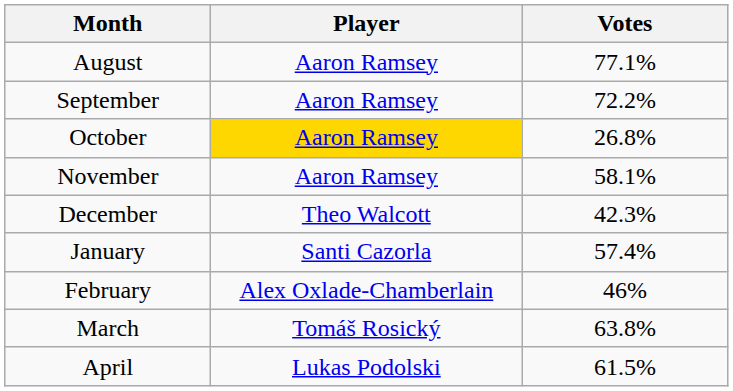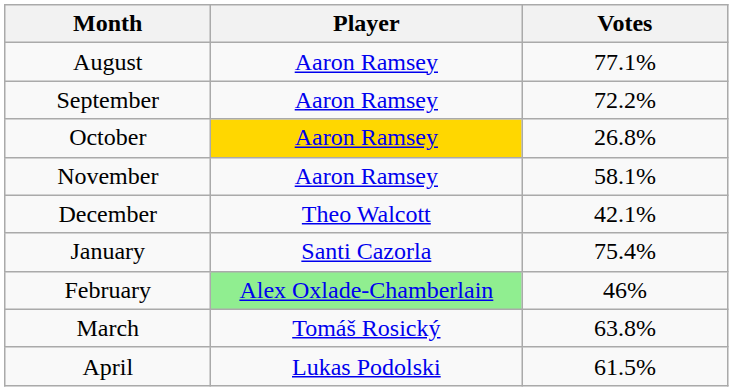(625, 213) 42.3% -> (625, 213) 42.1%
(625, 251) 57.4% -> (625, 251) 75.4%
(366, 289) no background -> (366, 289) lightgreen background
